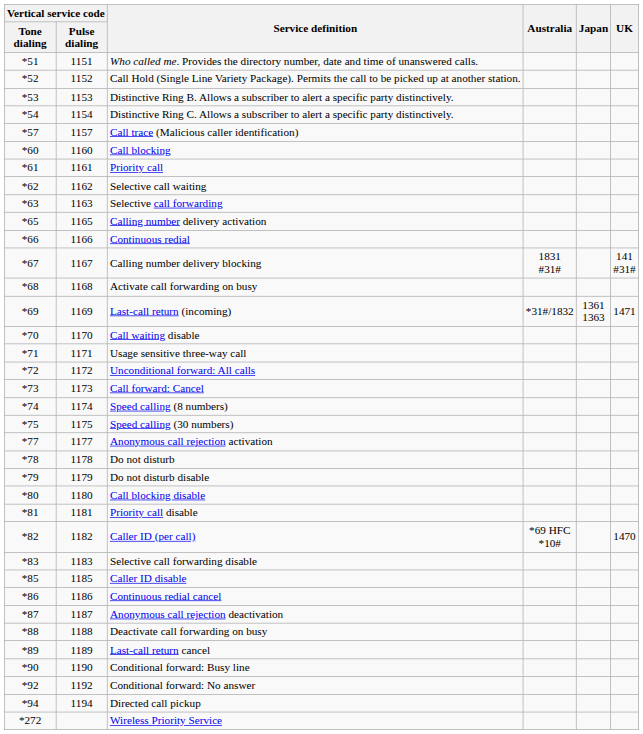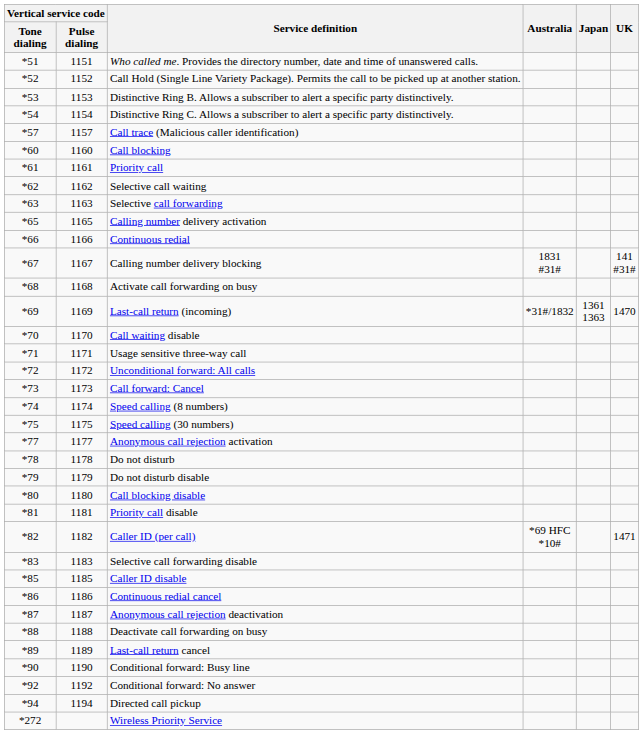(624, 311) 1471 -> (624, 311) 1470
(624, 537) 1470 -> (624, 537) 1471
